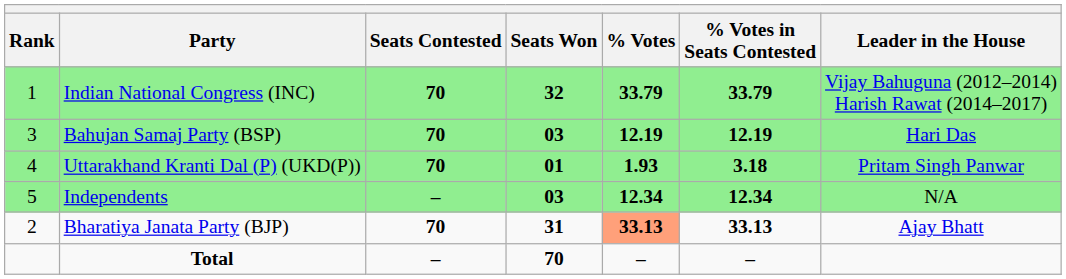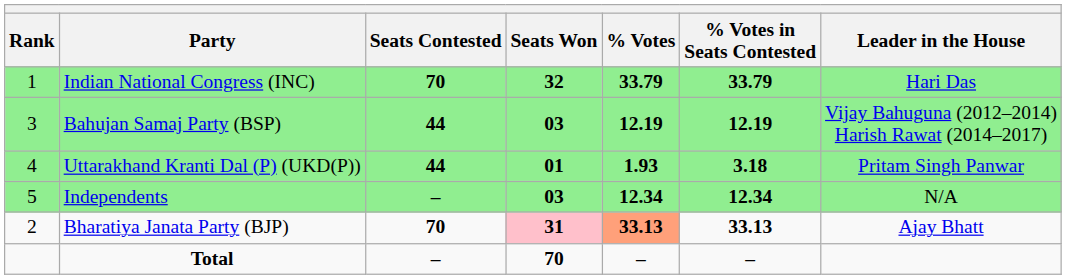(941, 92) Vijay Bahuguna (2012–2014) Harish Rawat (2014–2017) -> (941, 81) Hari Das
(436, 134) 70 -> (436, 123) 44
(941, 134) Hari Das -> (941, 123) Vijay Bahuguna (2012–2014) Harish Rawat (2014–2017)
(436, 165) 70 -> (436, 165) 44
(554, 227) no background -> (554, 227) pink background
